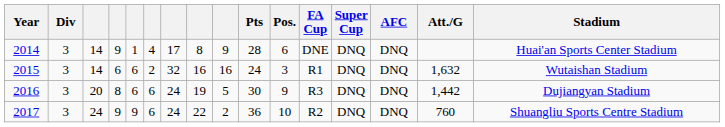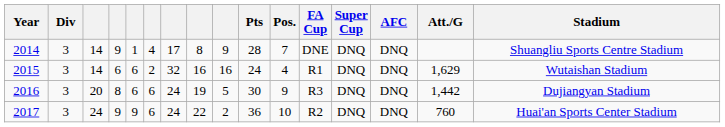(285, 49) 6 -> (285, 49) 7
(597, 49) Huai'an Sports Center Stadium -> (597, 49) Shuangliu Sports Centre Stadium
(285, 70) 3 -> (285, 70) 4
(445, 70) 1,632 -> (445, 70) 1,629
(597, 111) Shuangliu Sports Centre Stadium -> (597, 111) Huai'an Sports Center Stadium
